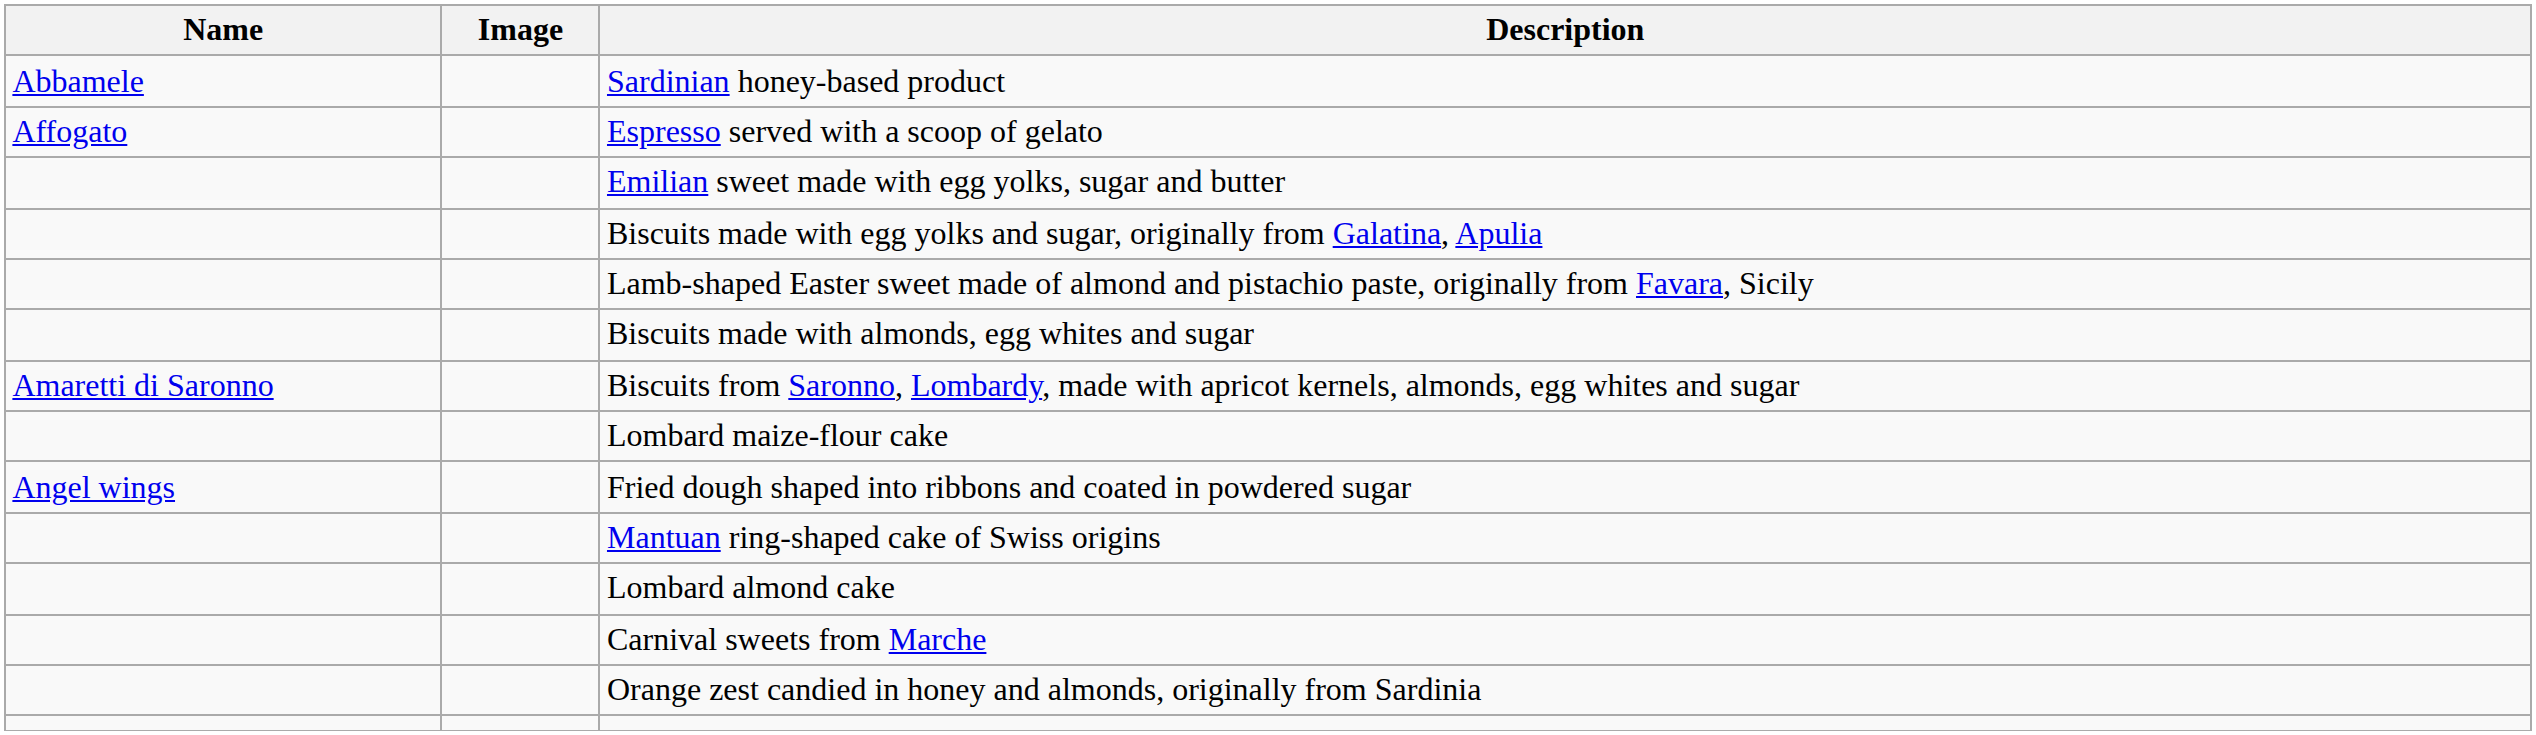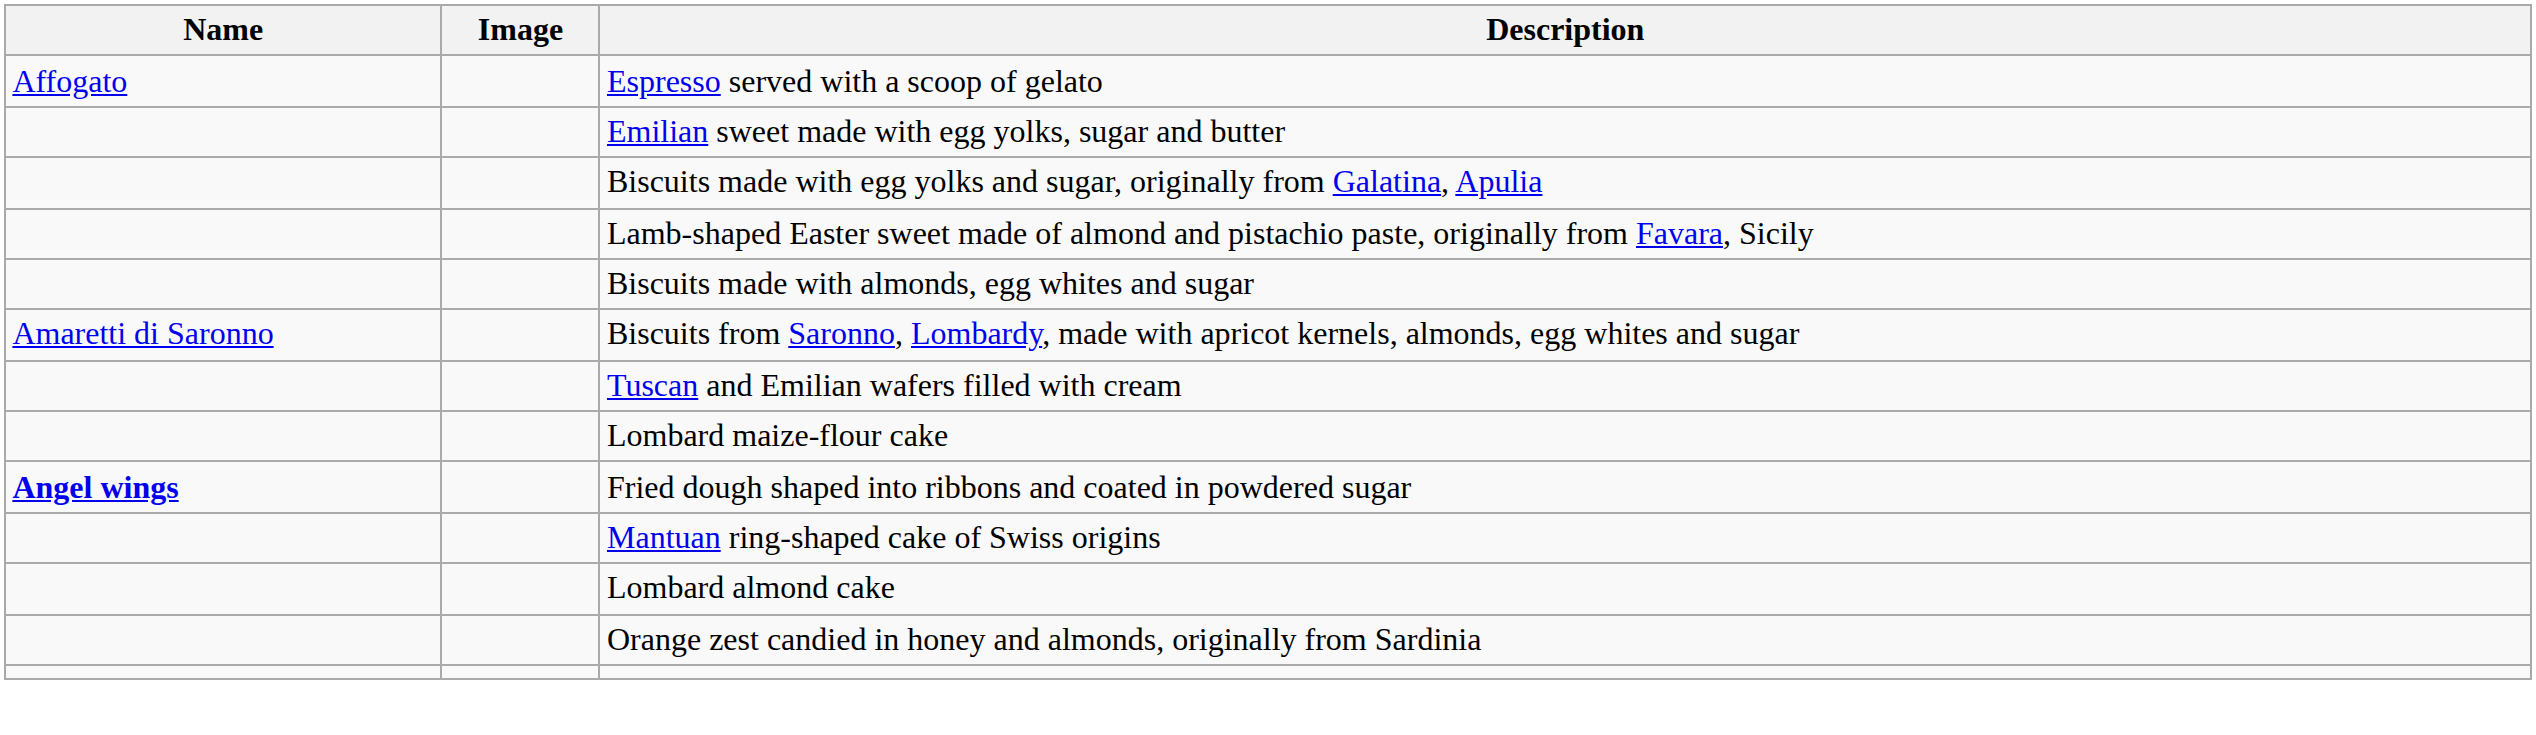- row: (806, 80)
+ row: (894, 385)
(94, 486) normal -> (96, 486) bold
- row: (797, 638)
